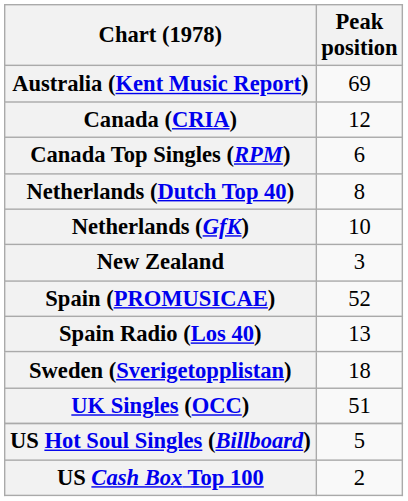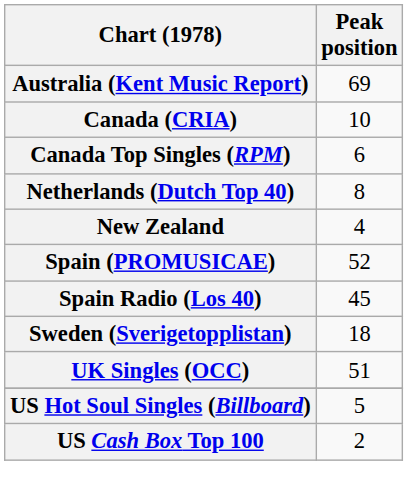(359, 119) 12 -> (359, 119) 10
- row: (160, 226)
(359, 262) 3 -> (359, 226) 4
(359, 333) 13 -> (359, 298) 45
